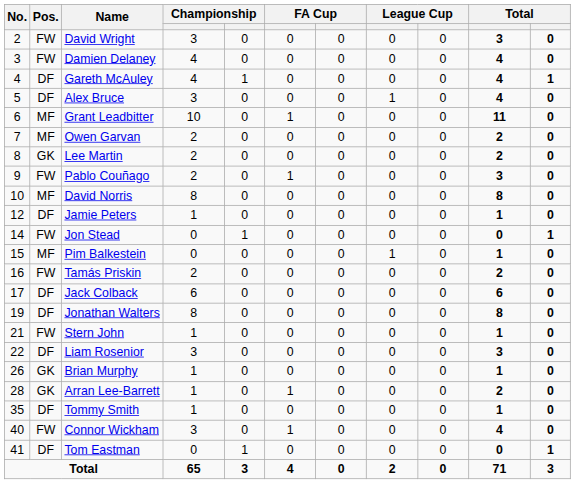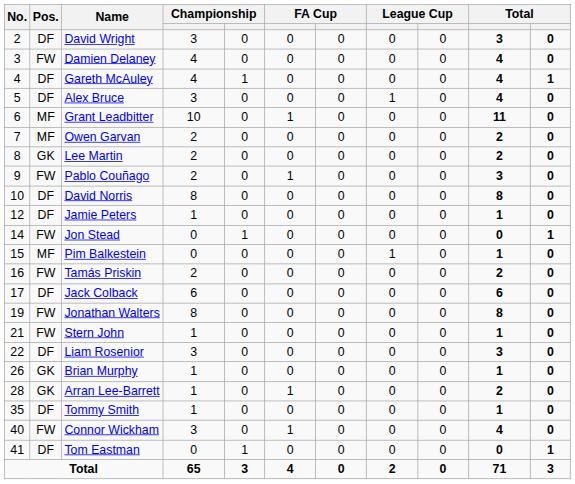(46, 39) FW -> (46, 39) DF
(46, 195) MF -> (46, 195) DF
(46, 313) DF -> (46, 313) FW
